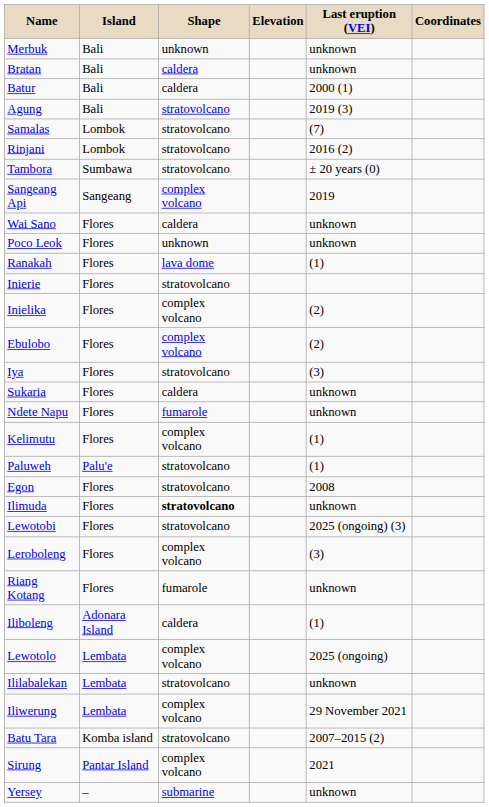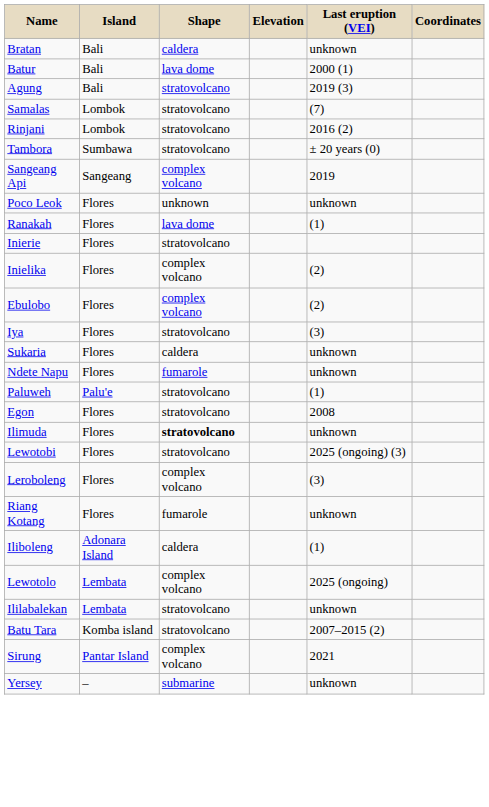- row: (27, 48)
(180, 88) caldera -> (188, 68) lava dome
- row: (32, 223)
- row: (31, 439)
- row: (32, 710)
